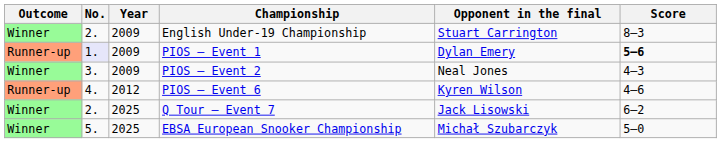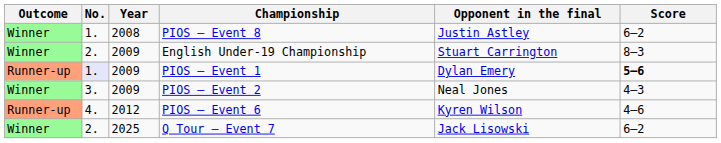+ row: (211, 33)
- row: (282, 128)
